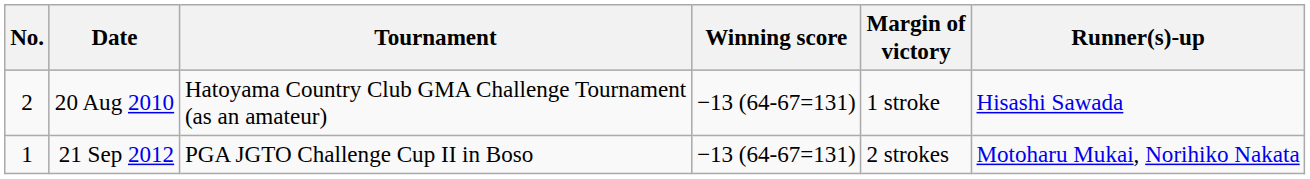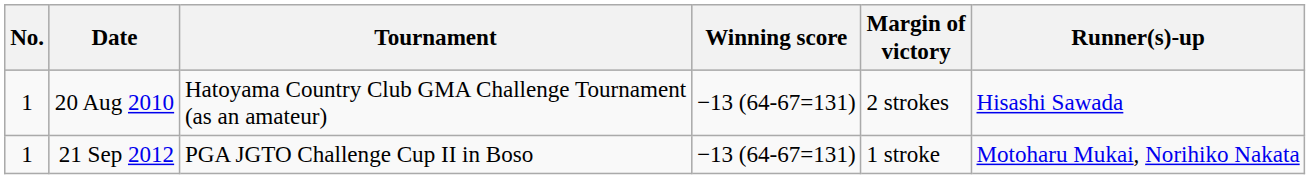(27, 102) 2 -> (27, 102) 1
(903, 102) 1 stroke -> (908, 102) 2 strokes
(908, 154) 2 strokes -> (903, 154) 1 stroke
